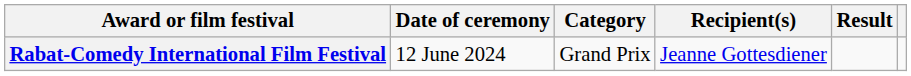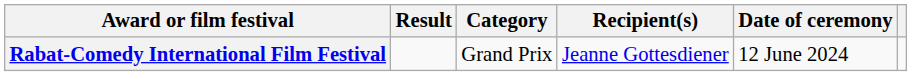columns swapped: (473, 20) <-> (864, 20)
